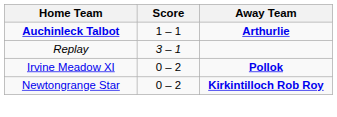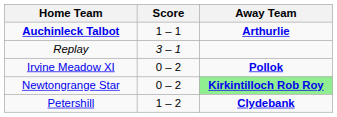(266, 85) no background -> (266, 85) lightgreen background
+ row: (71, 103)
